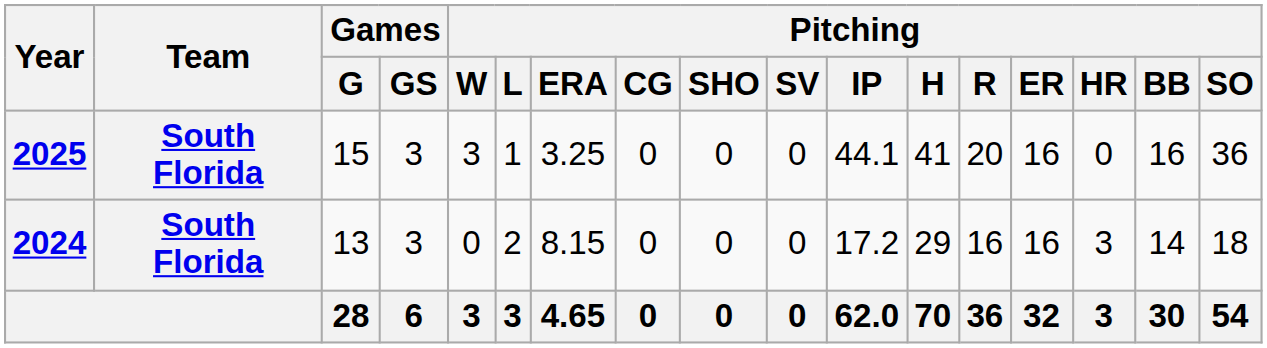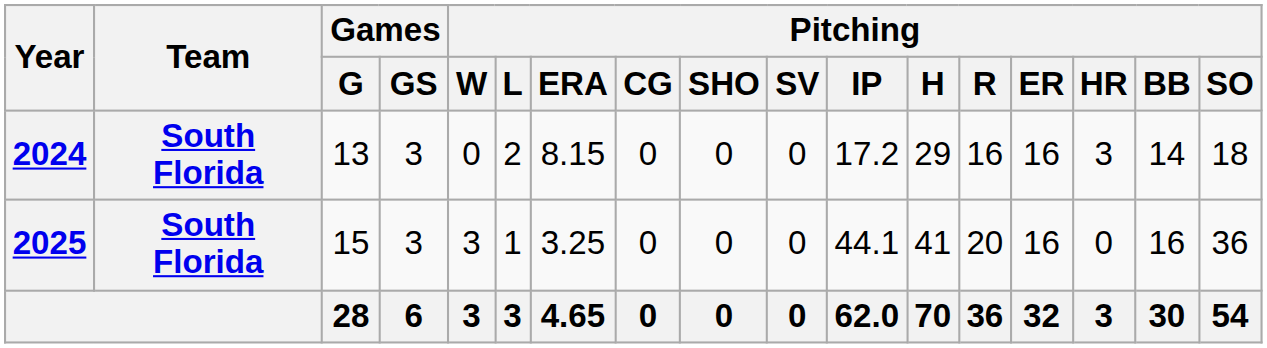rows swapped: (50, 244) <-> (50, 154)
